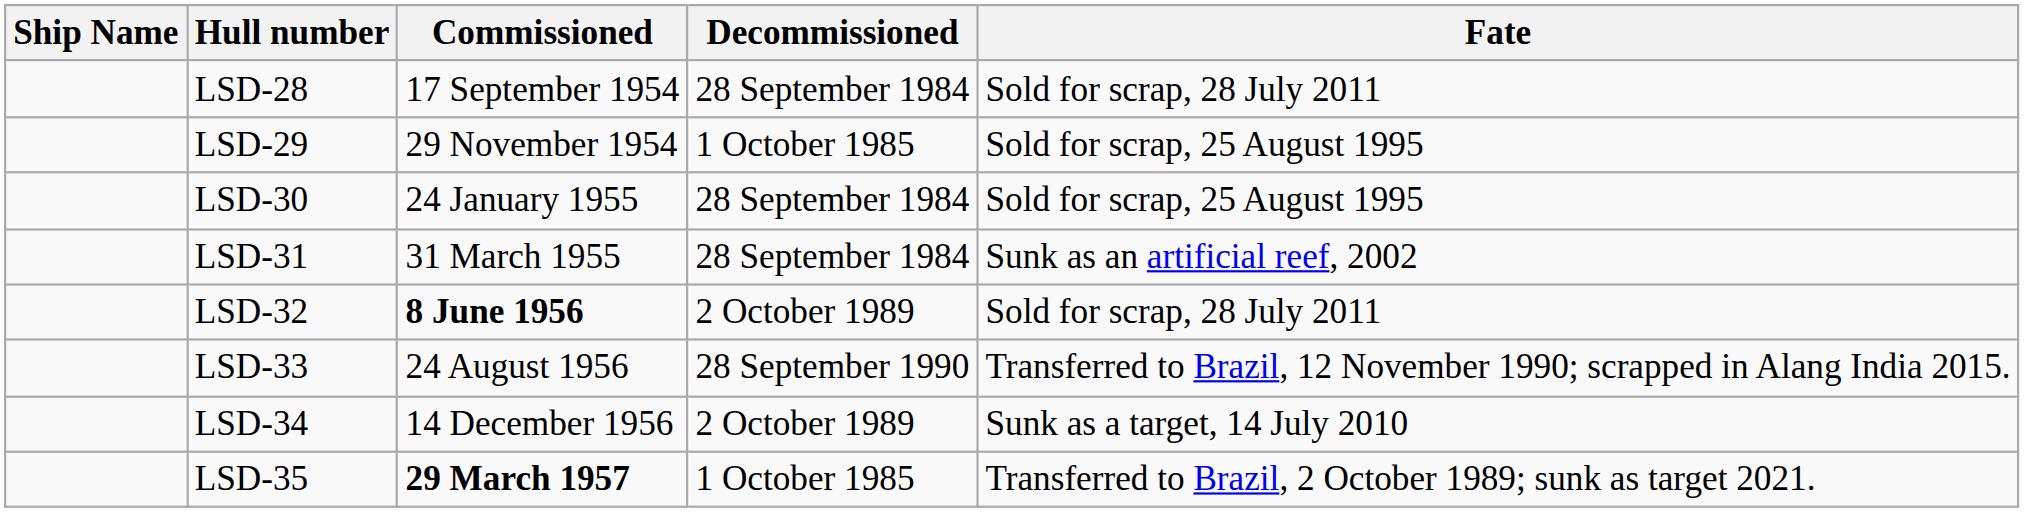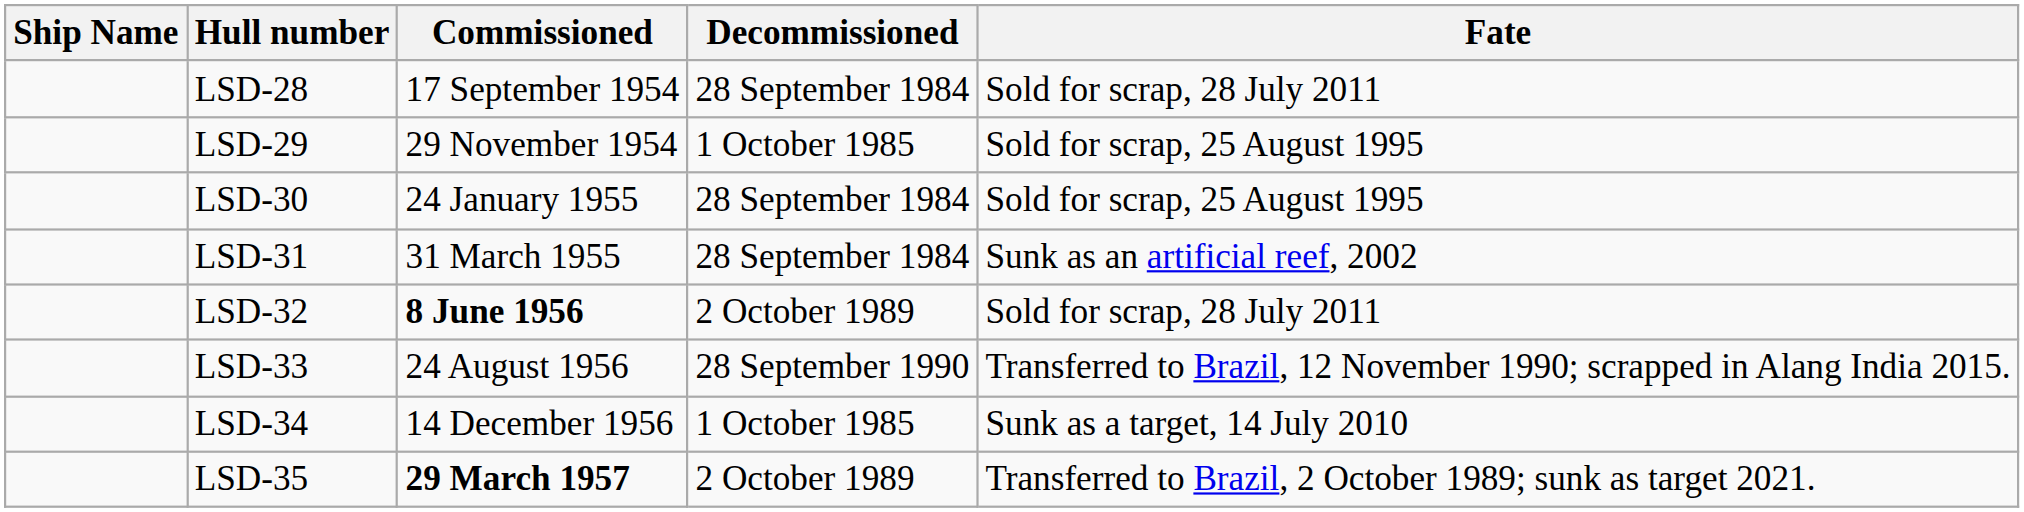(805, 423) 2 October 1989 -> (805, 423) 1 October 1985
(805, 479) 1 October 1985 -> (805, 479) 2 October 1989
